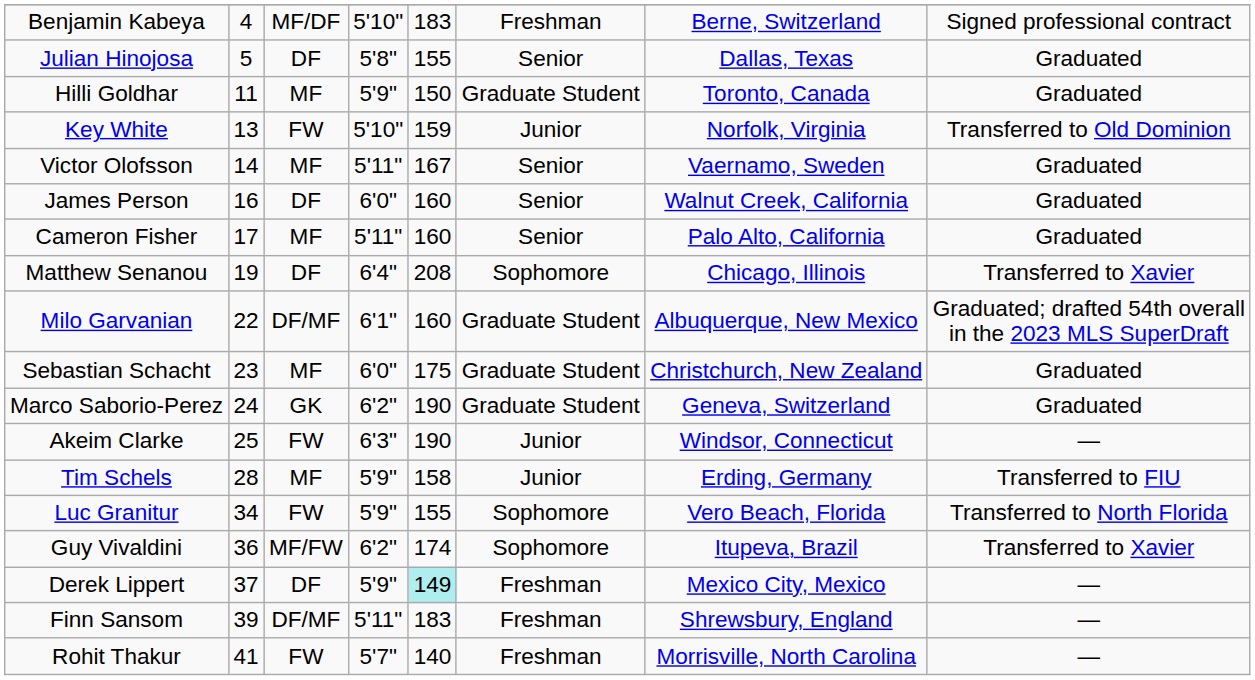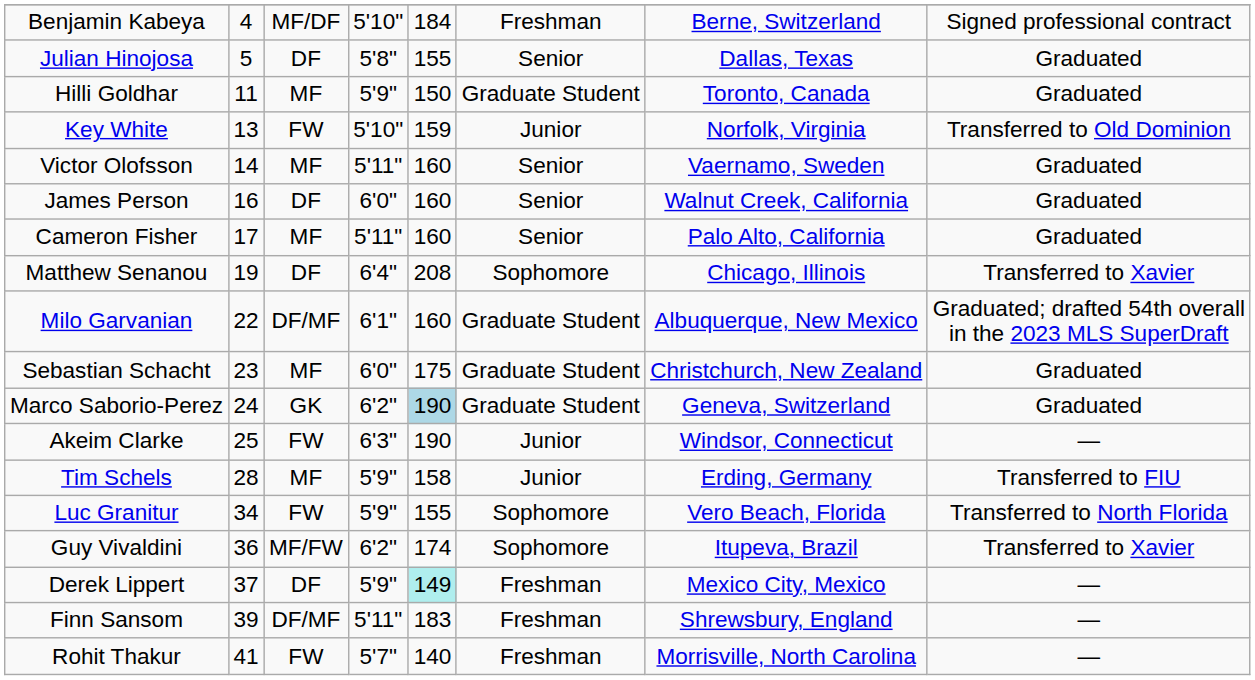(432, 22) 183 -> (432, 22) 184
(432, 165) 167 -> (432, 165) 160
(432, 405) no background -> (432, 405) lightblue background
